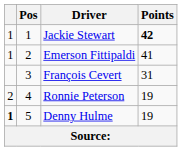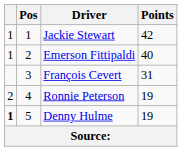(147, 35) bold -> (147, 35) normal
(147, 55) 41 -> (147, 55) 40
